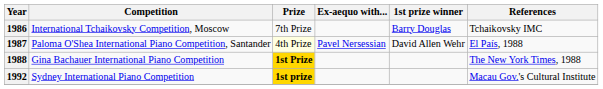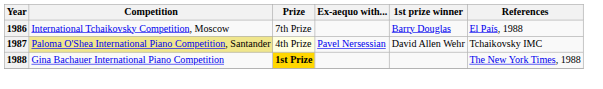(506, 28) Tchaikovsky IMC -> (496, 28) El País, 1988
(151, 44) no background -> (151, 44) khaki background
(496, 44) El País, 1988 -> (506, 44) Tchaikovsky IMC
- row: (17, 76)
